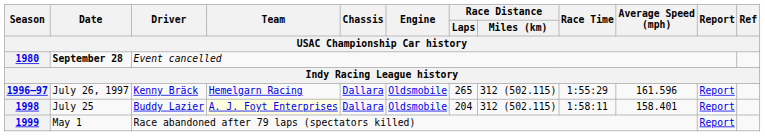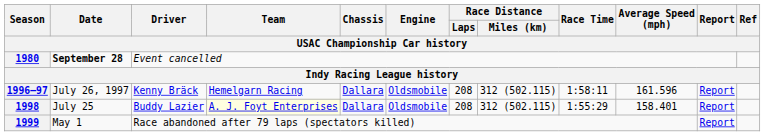(464, 91) 265 -> (464, 91) 208
(587, 91) 1:55:29 -> (587, 91) 1:58:11
(464, 107) 204 -> (464, 107) 208
(587, 107) 1:58:11 -> (587, 107) 1:55:29
